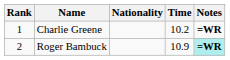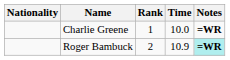columns swapped: (19, 13) <-> (137, 13)
(180, 30) 10.2 -> (180, 30) 10.0
